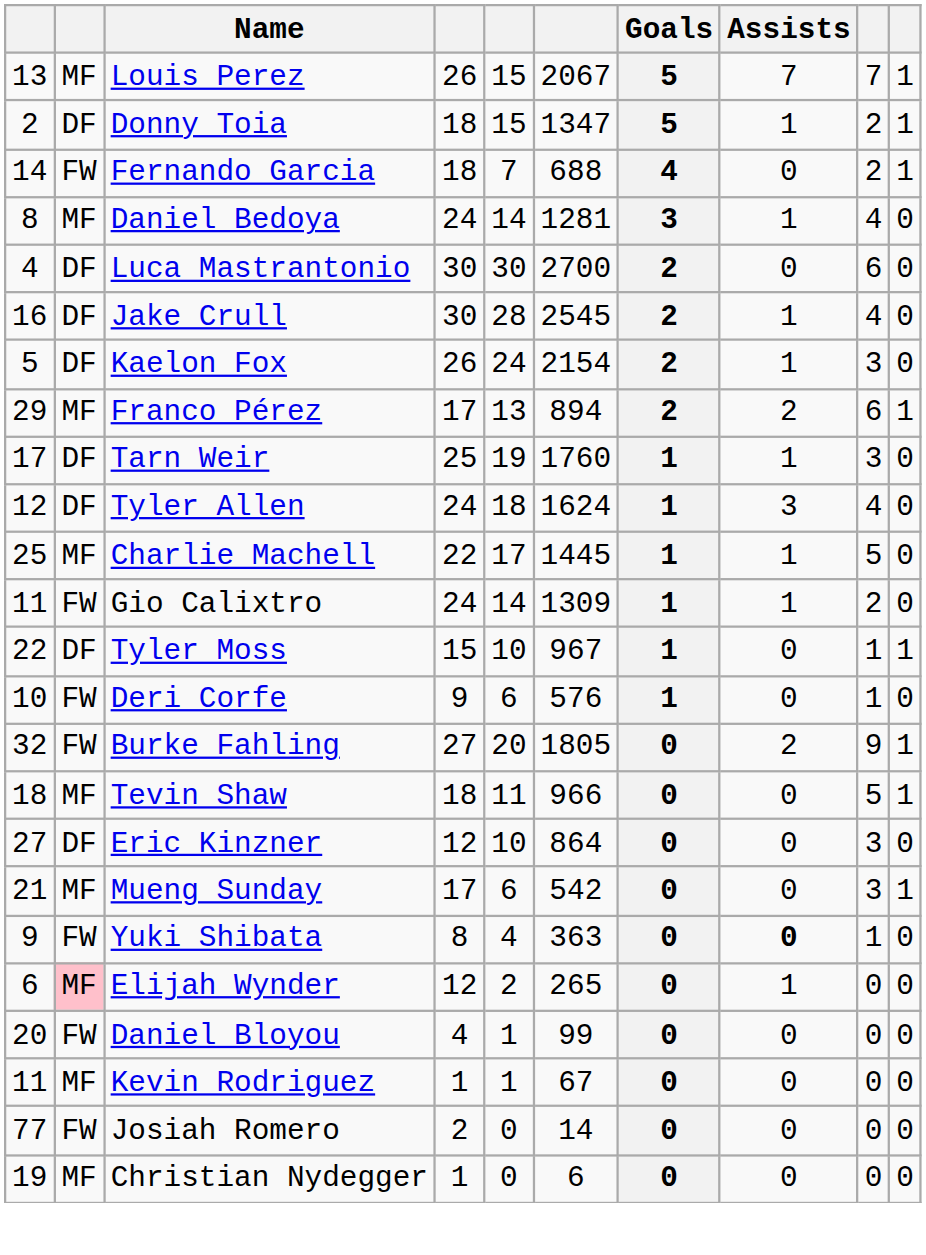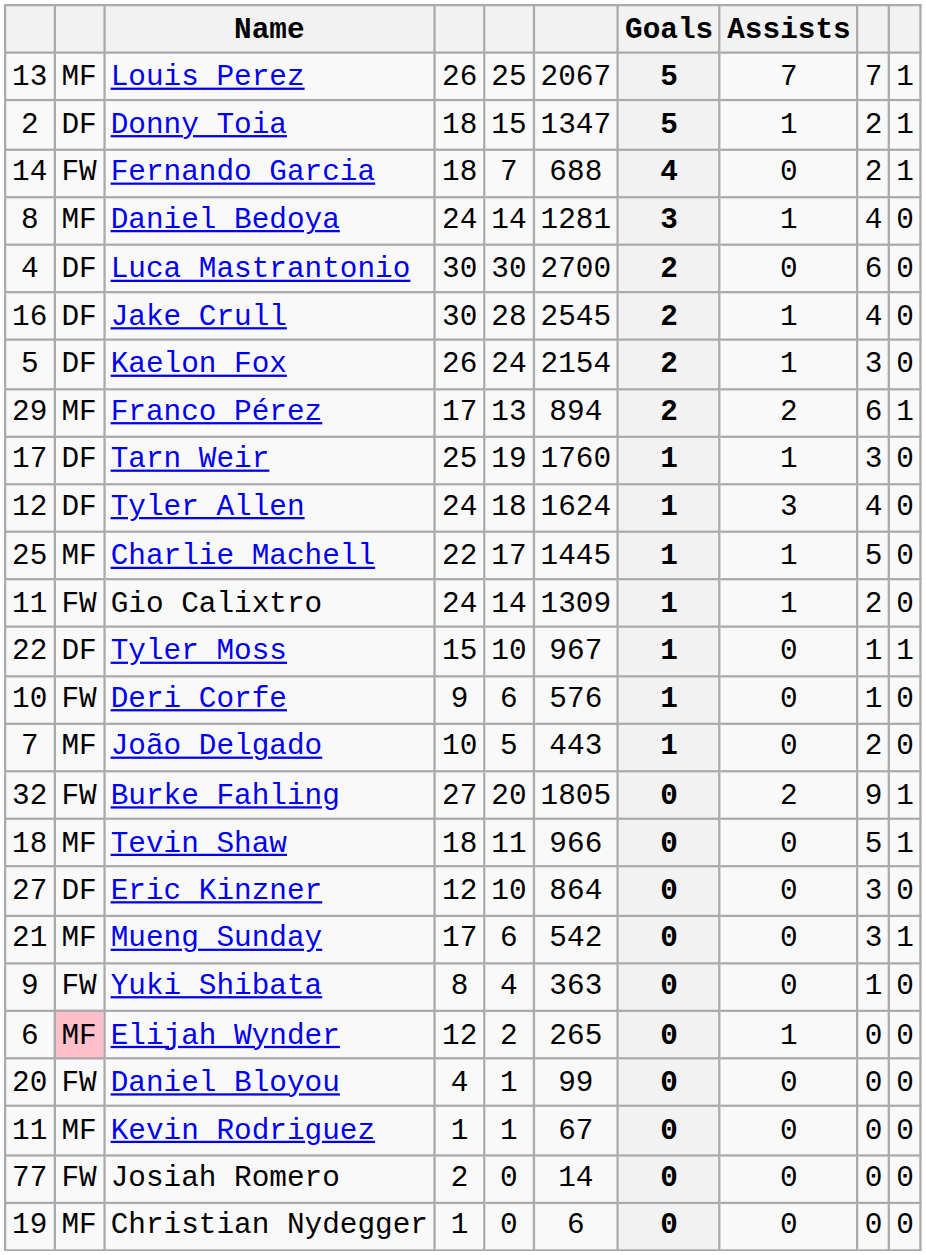(509, 77) 15 -> (509, 77) 25
+ row: (216, 747)
(789, 939) bold -> (789, 987) normal
